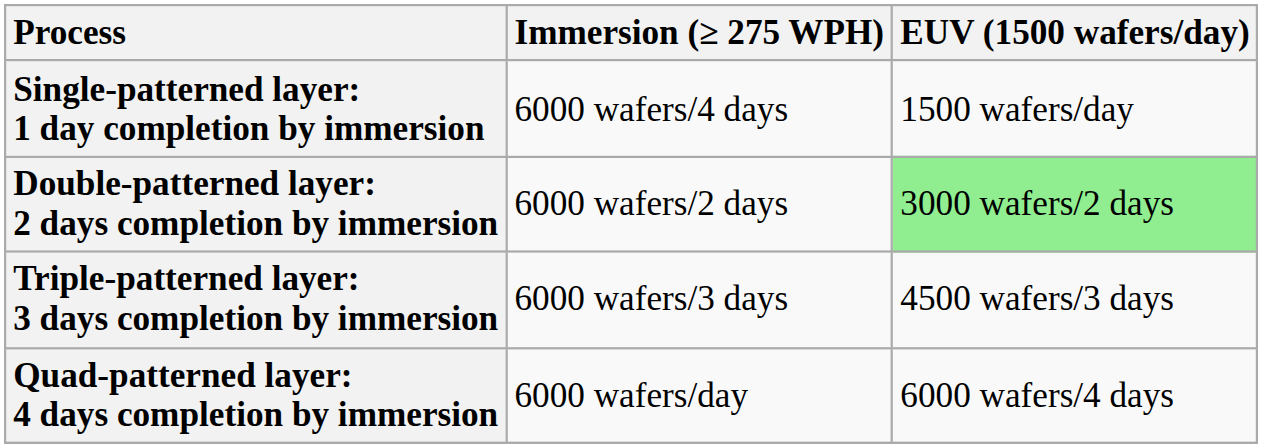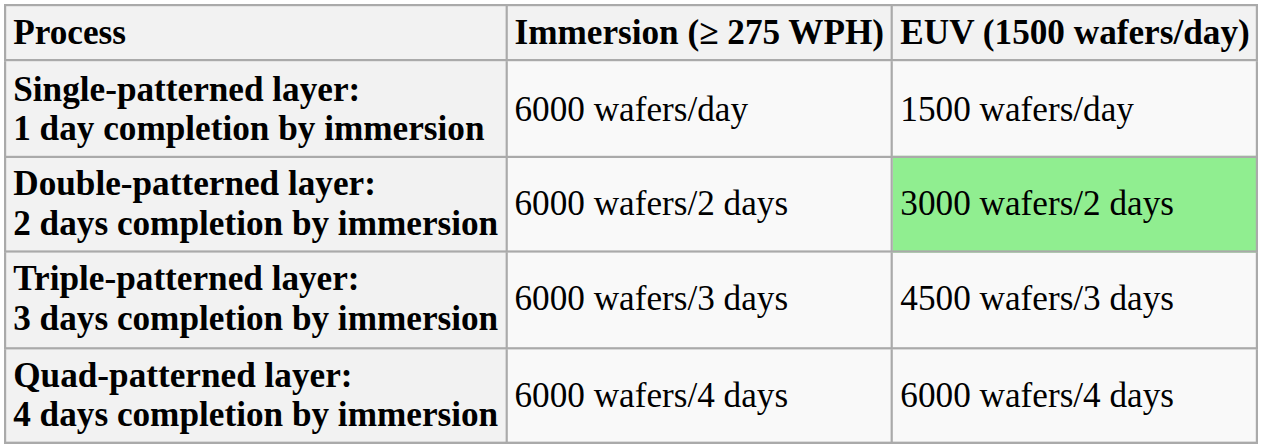(651, 108) 6000 wafers/4 days -> (631, 108) 6000 wafers/day
(631, 394) 6000 wafers/day -> (651, 394) 6000 wafers/4 days
